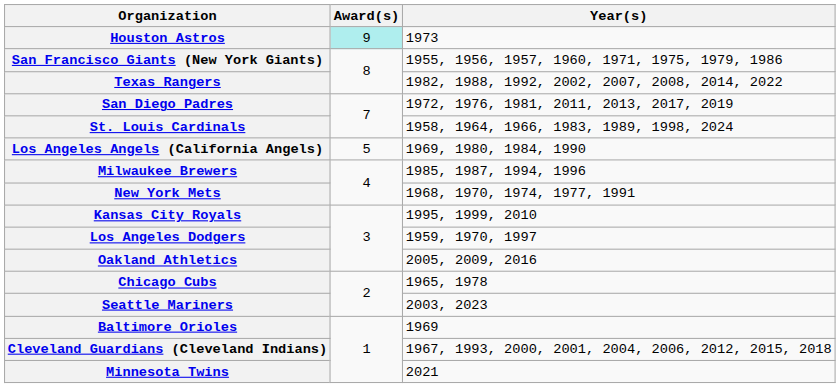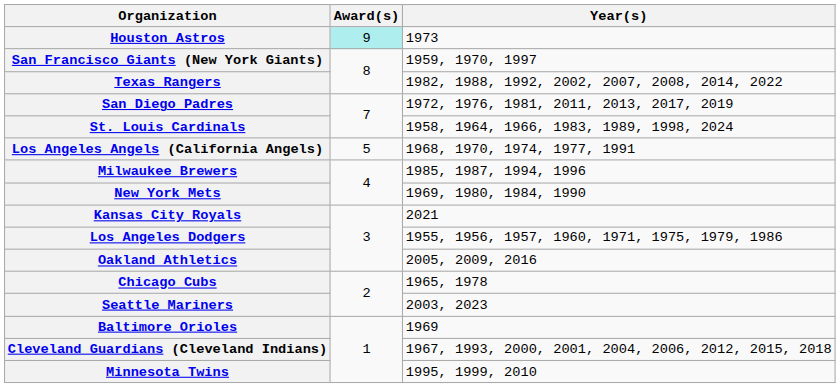(594, 60) 1955, 1956, 1957, 1960, 1971, 1975, 1979, 1986 -> (471, 60) 1959, 1970, 1997
(496, 149) 1969, 1980, 1984, 1990 -> (520, 149) 1968, 1970, 1974, 1977, 1991
(520, 194) 1968, 1970, 1974, 1977, 1991 -> (496, 194) 1969, 1980, 1984, 1990
(471, 216) 1995, 1999, 2010 -> (422, 216) 2021
(471, 238) 1959, 1970, 1997 -> (594, 238) 1955, 1956, 1957, 1960, 1971, 1975, 1979, 1986
(422, 372) 2021 -> (471, 372) 1995, 1999, 2010
